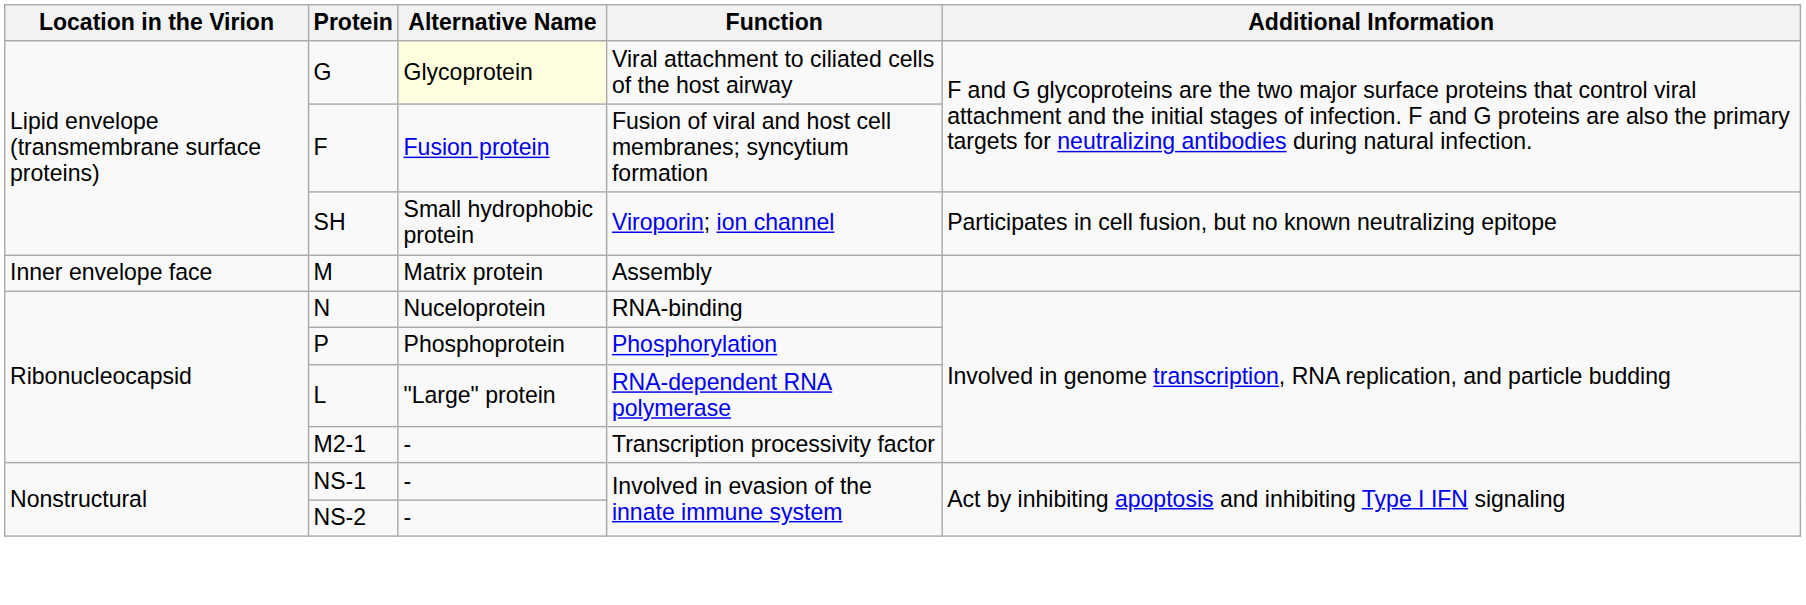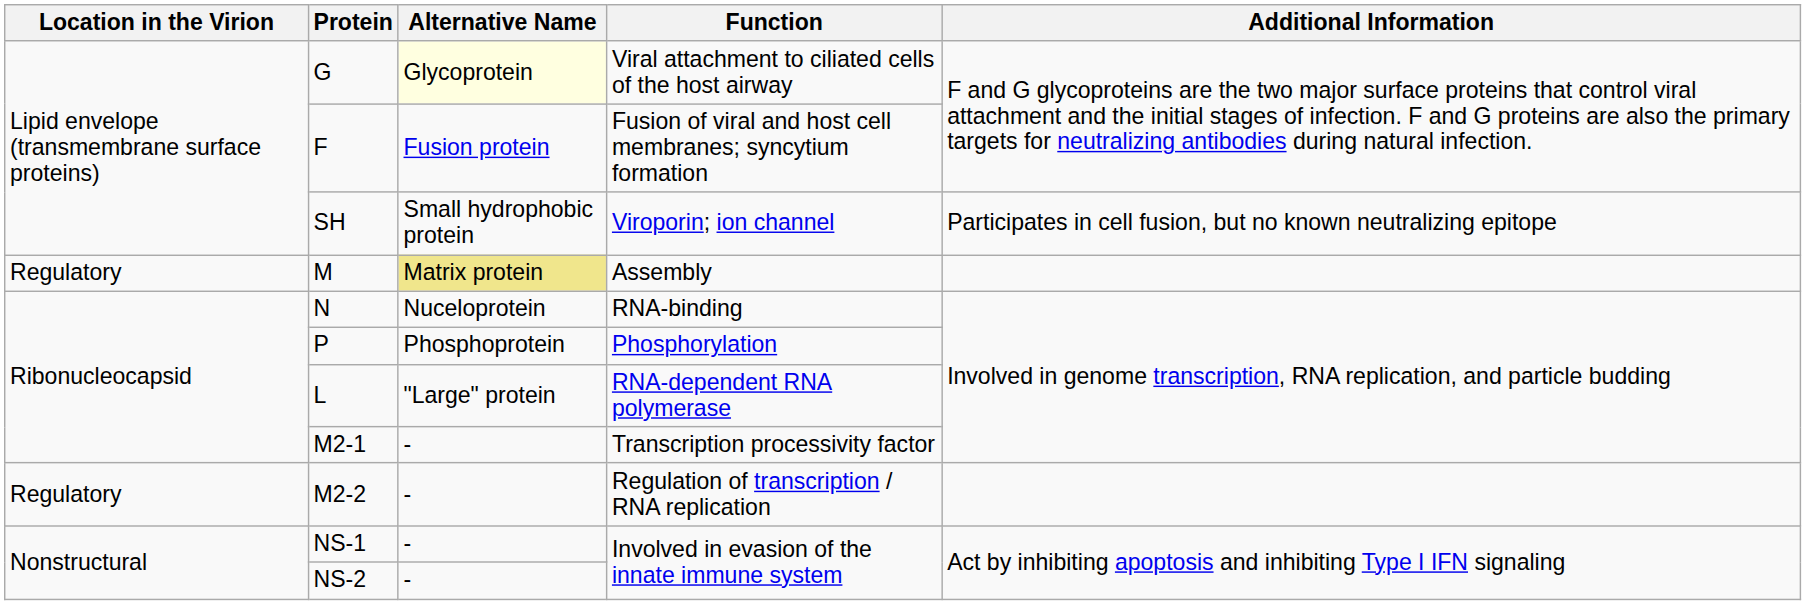(111, 272) Inner envelope face -> (66, 272) Regulatory
(473, 272) no background -> (473, 272) khaki background
+ row: (340, 494)
